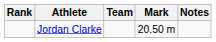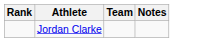- column: (156, 12)
